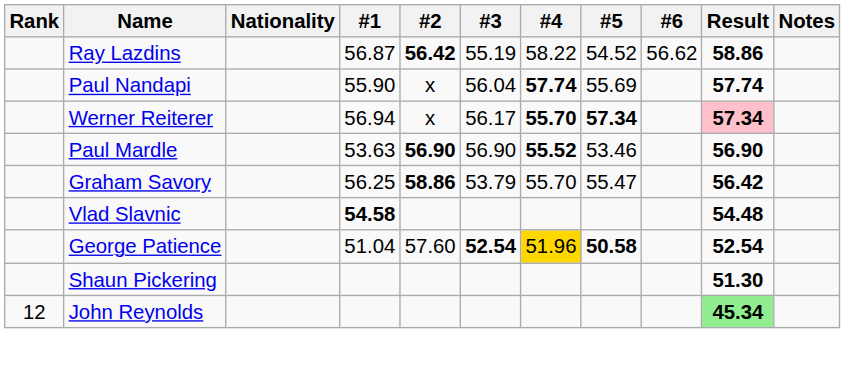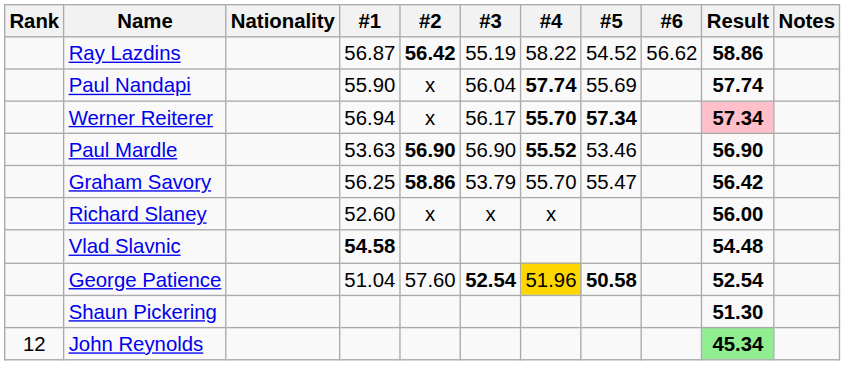+ row: (138, 214)
